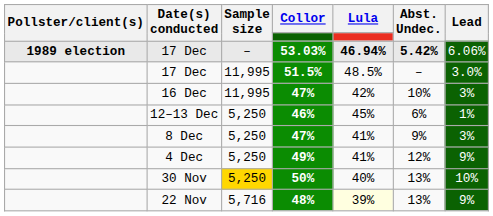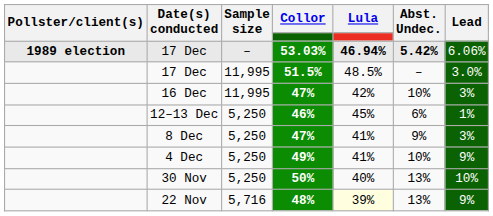(419, 157) 12% -> (419, 157) 10%
(247, 179) gold background -> (247, 179) no background
